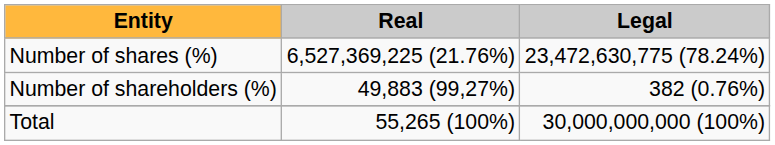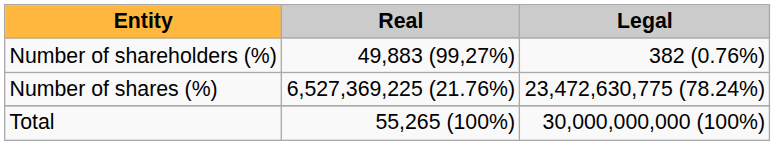rows swapped: (143, 88) <-> (114, 55)
